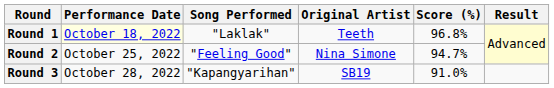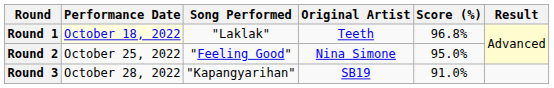(449, 54) 94.7% -> (449, 54) 95.0%
